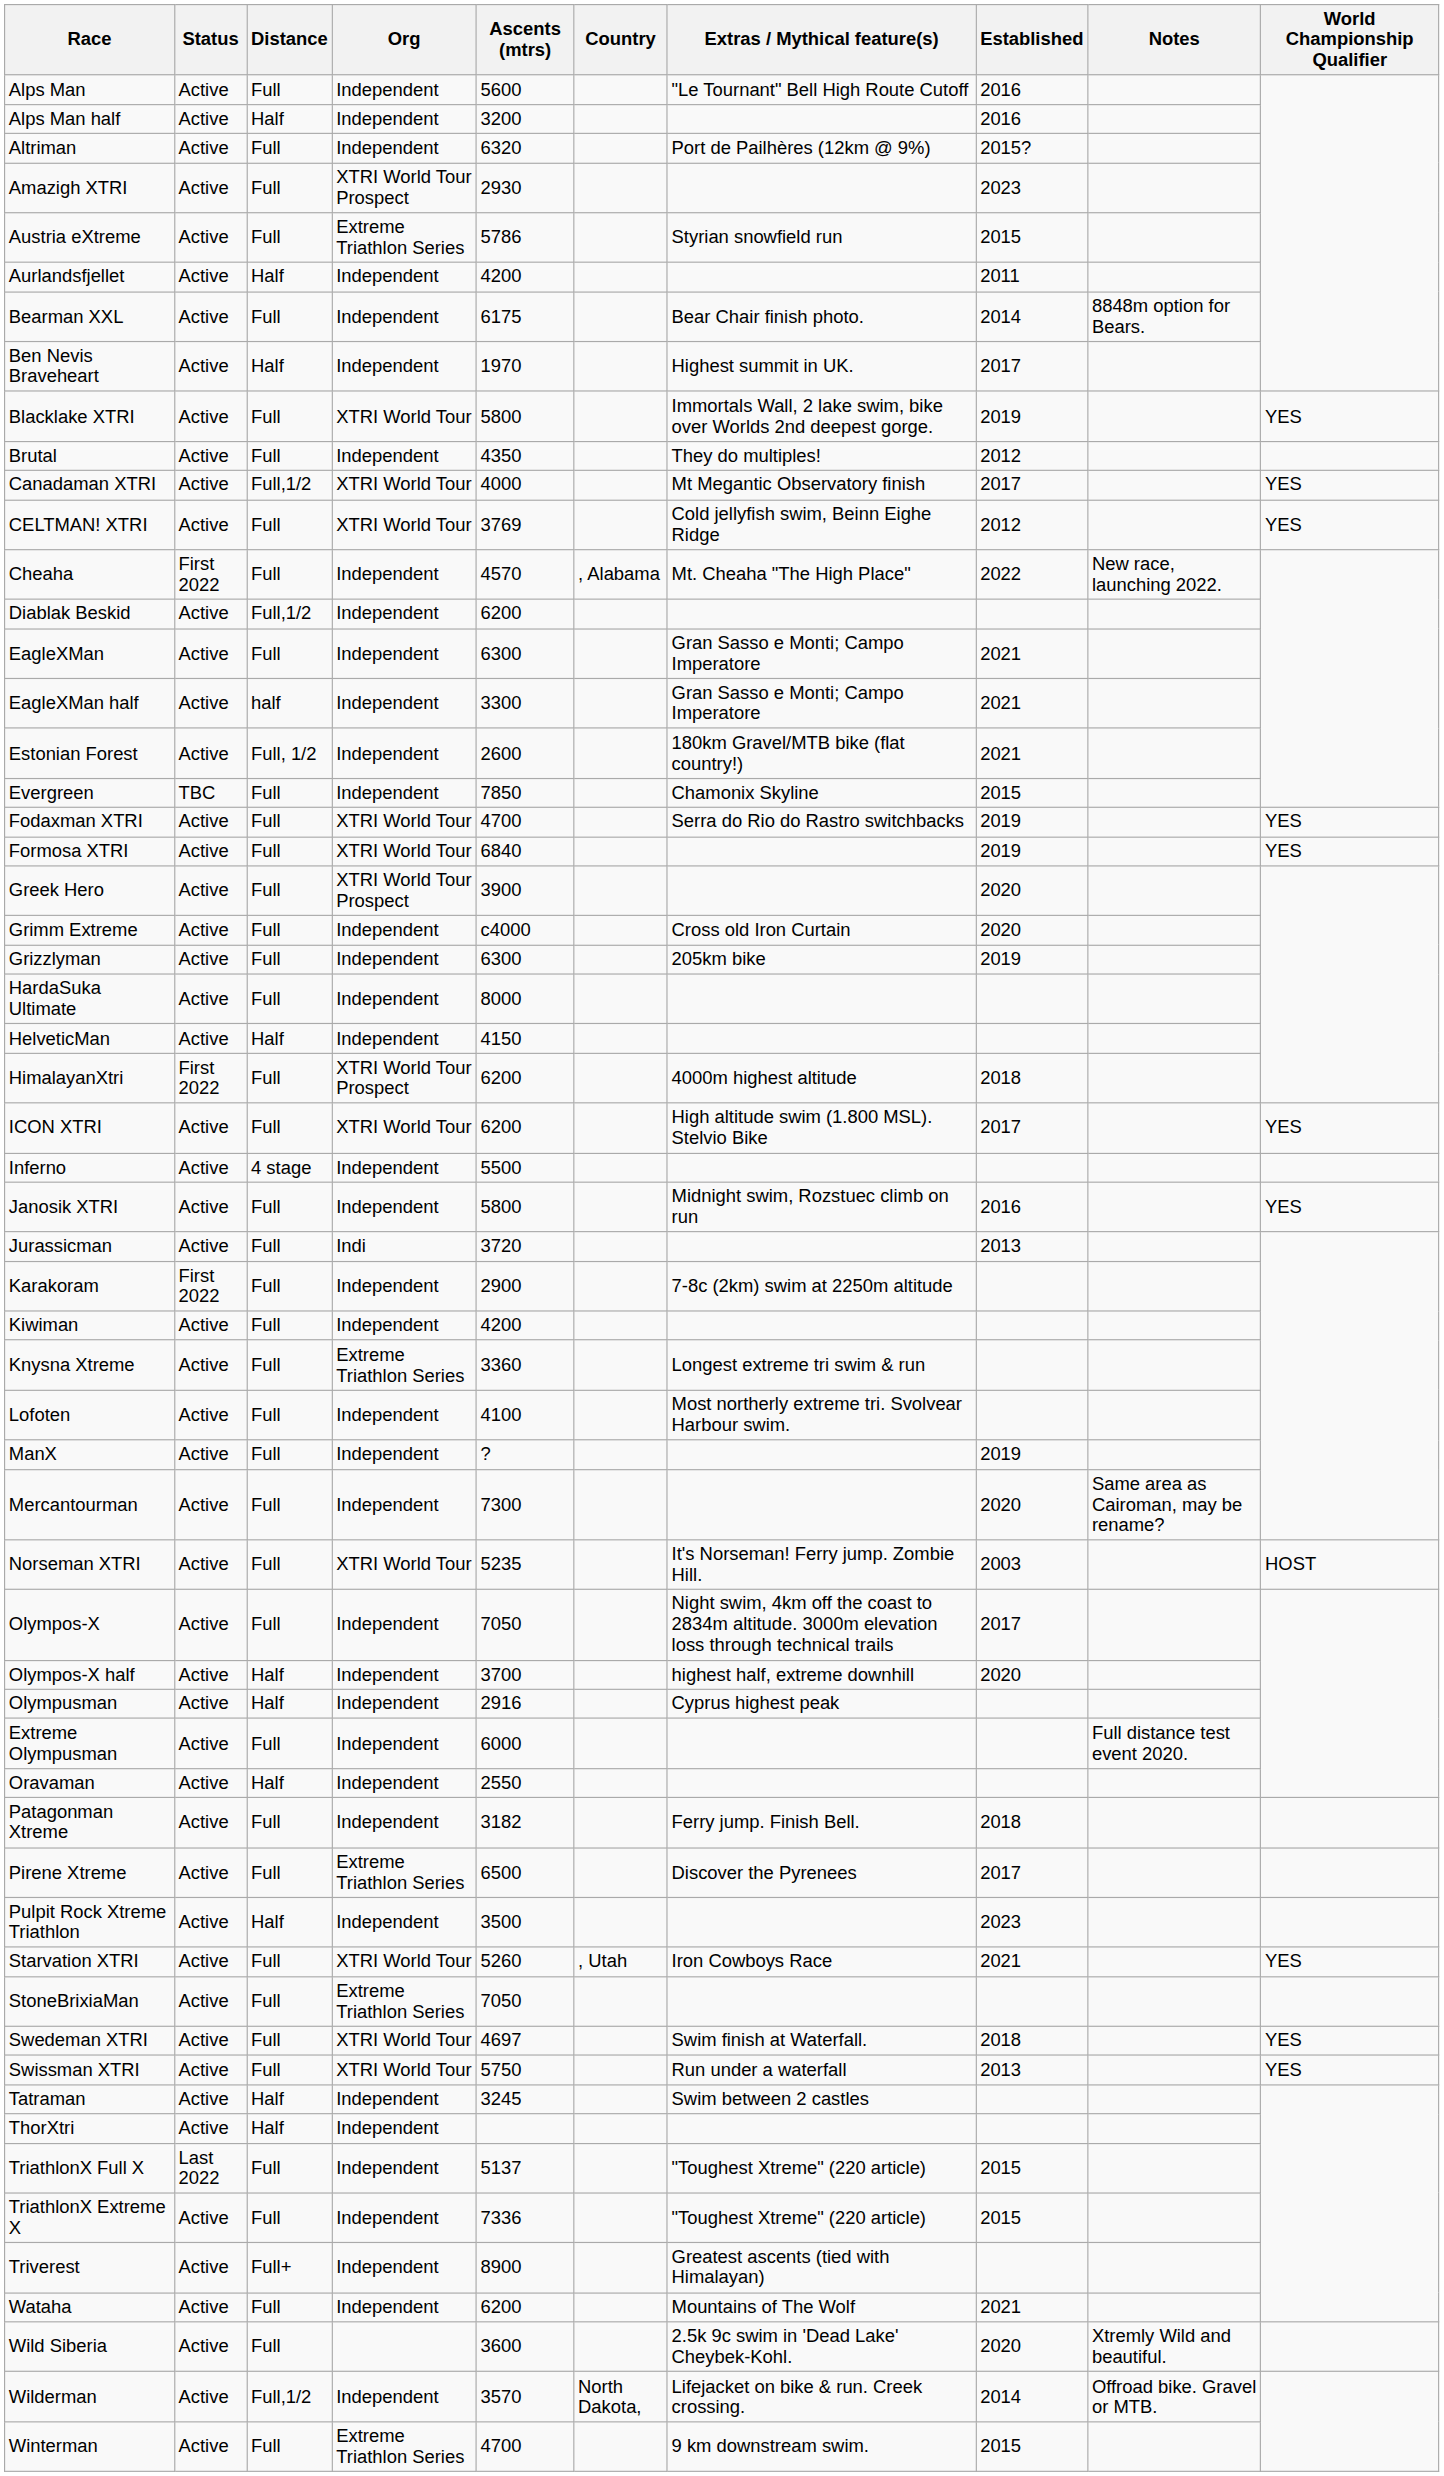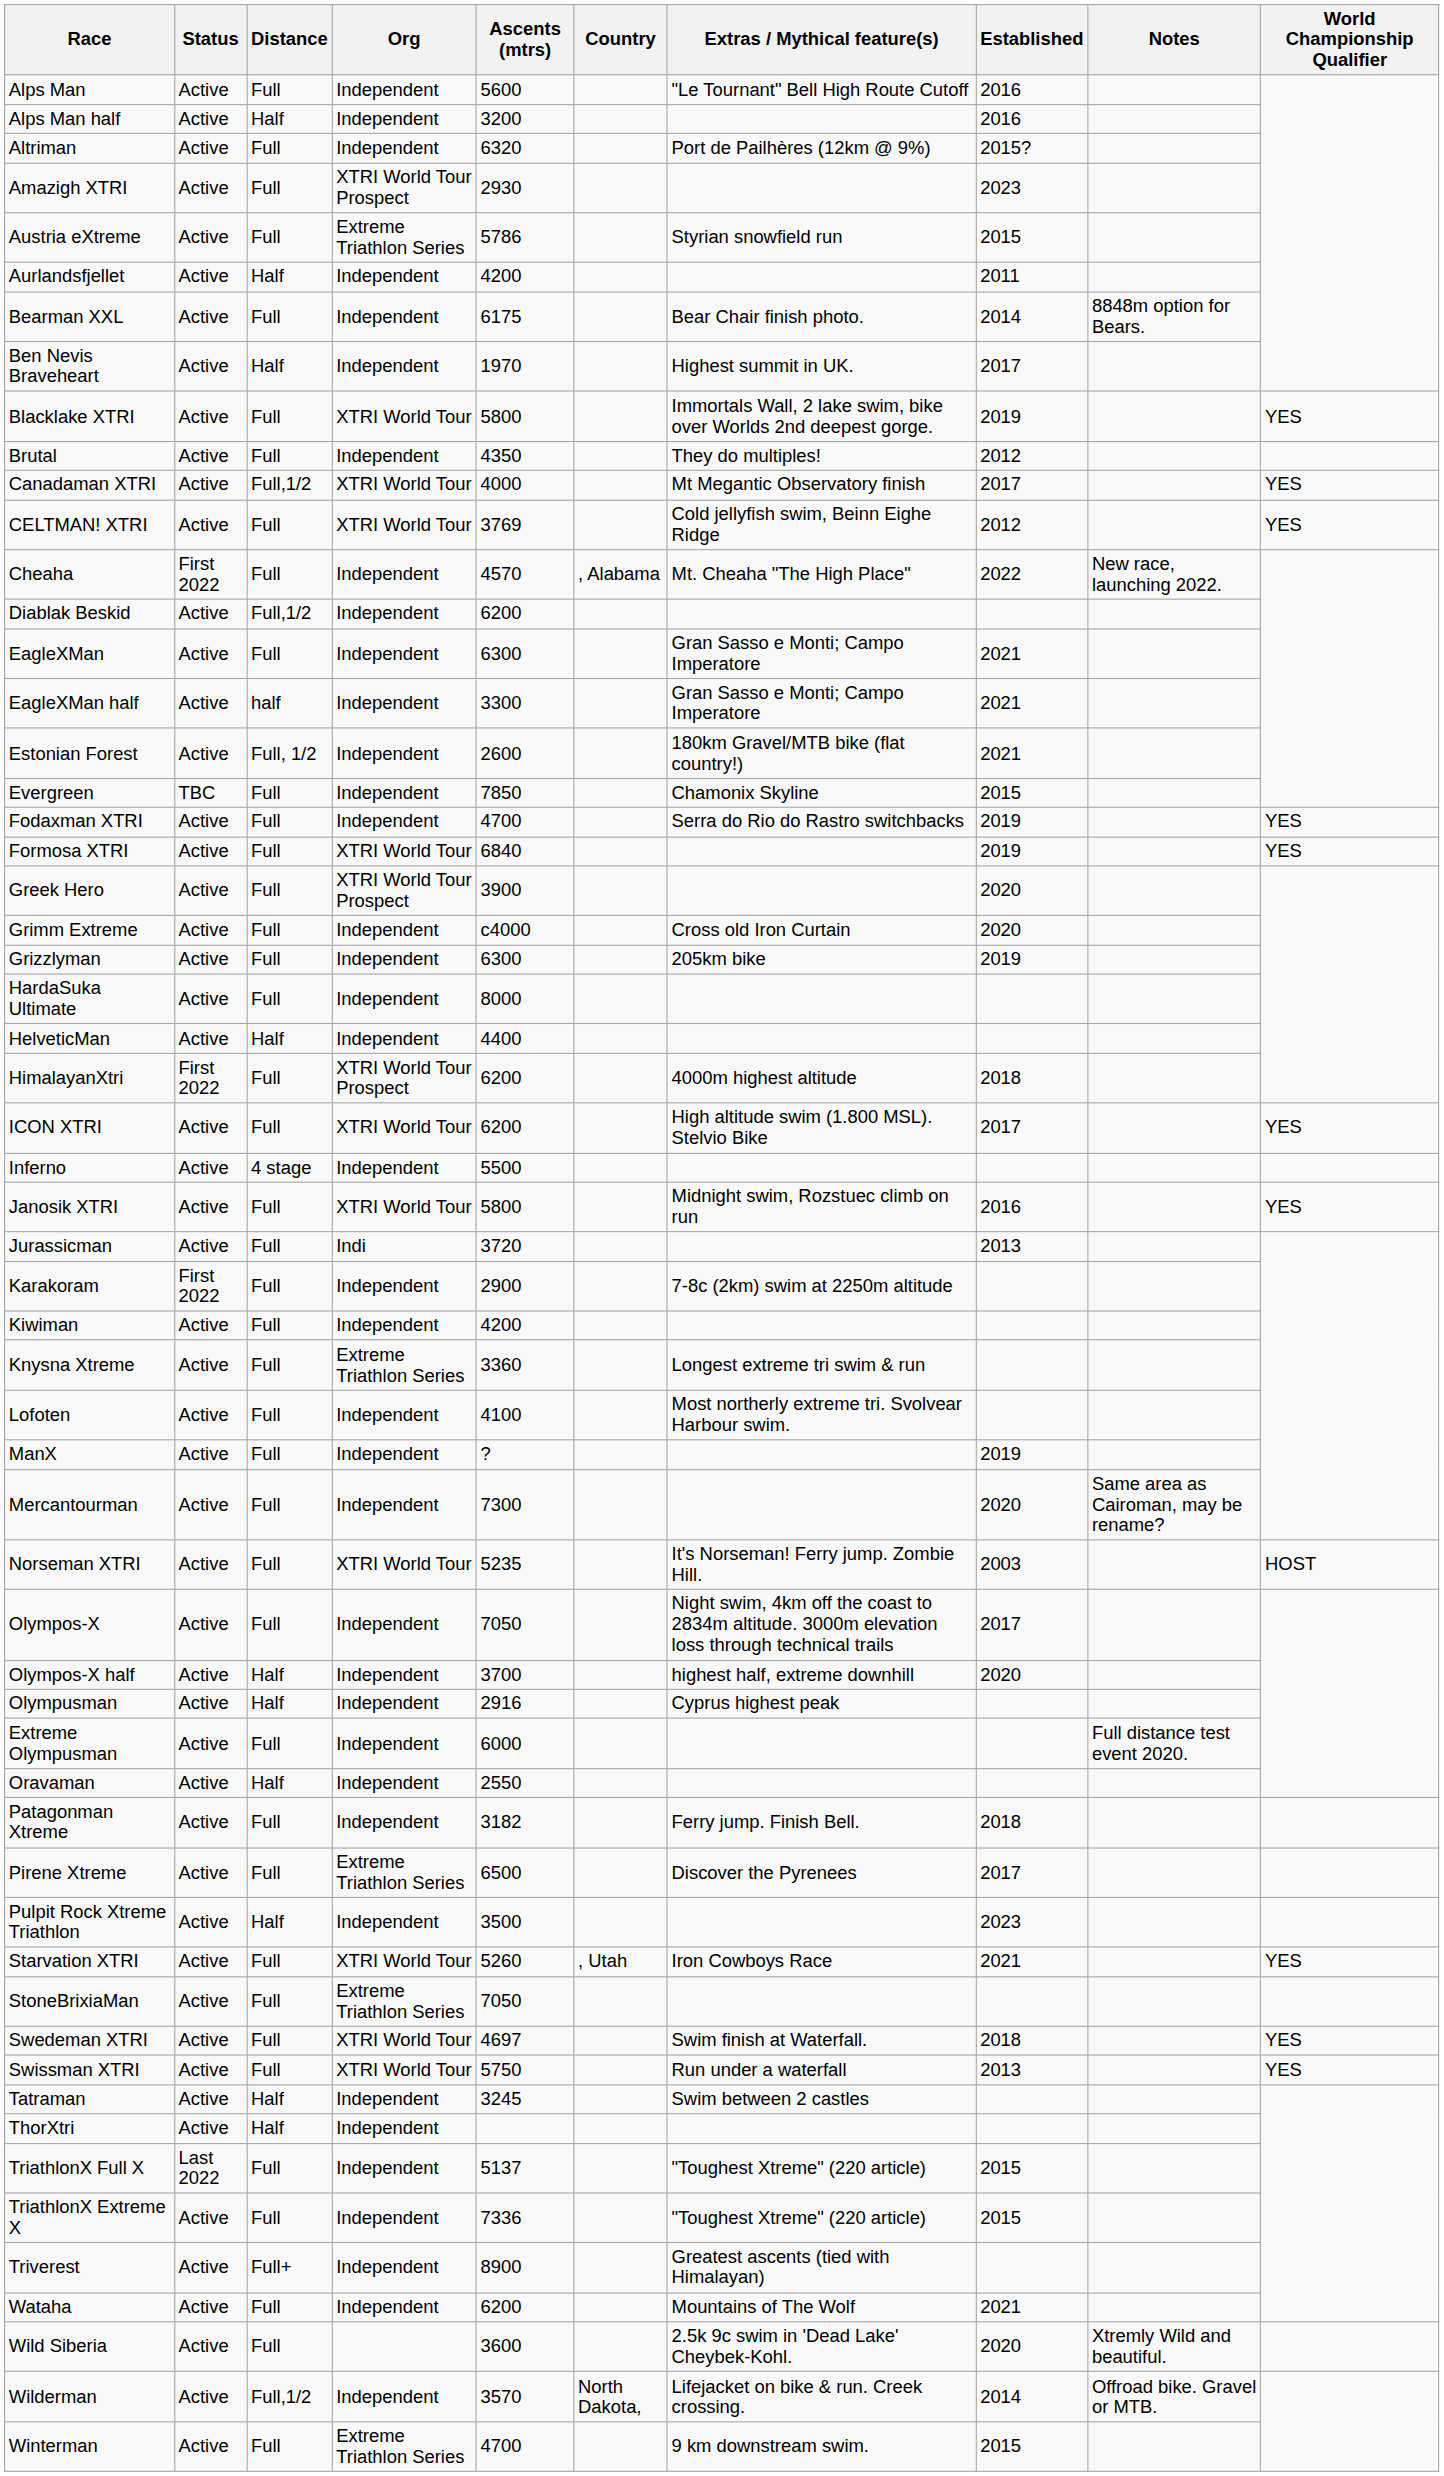(404, 821) XTRI World Tour -> (387, 821) Independent
(501, 1038) 4150 -> (501, 1038) 4400
(387, 1206) Independent -> (404, 1206) XTRI World Tour
